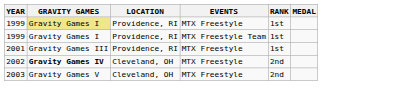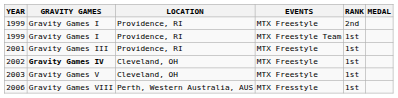(64, 23) khaki background -> (64, 23) no background
(277, 23) 1st -> (352, 23) 2nd
(277, 62) 2nd -> (352, 62) 1st
(277, 74) 2nd -> (352, 74) 1st
+ row: (16, 87)
